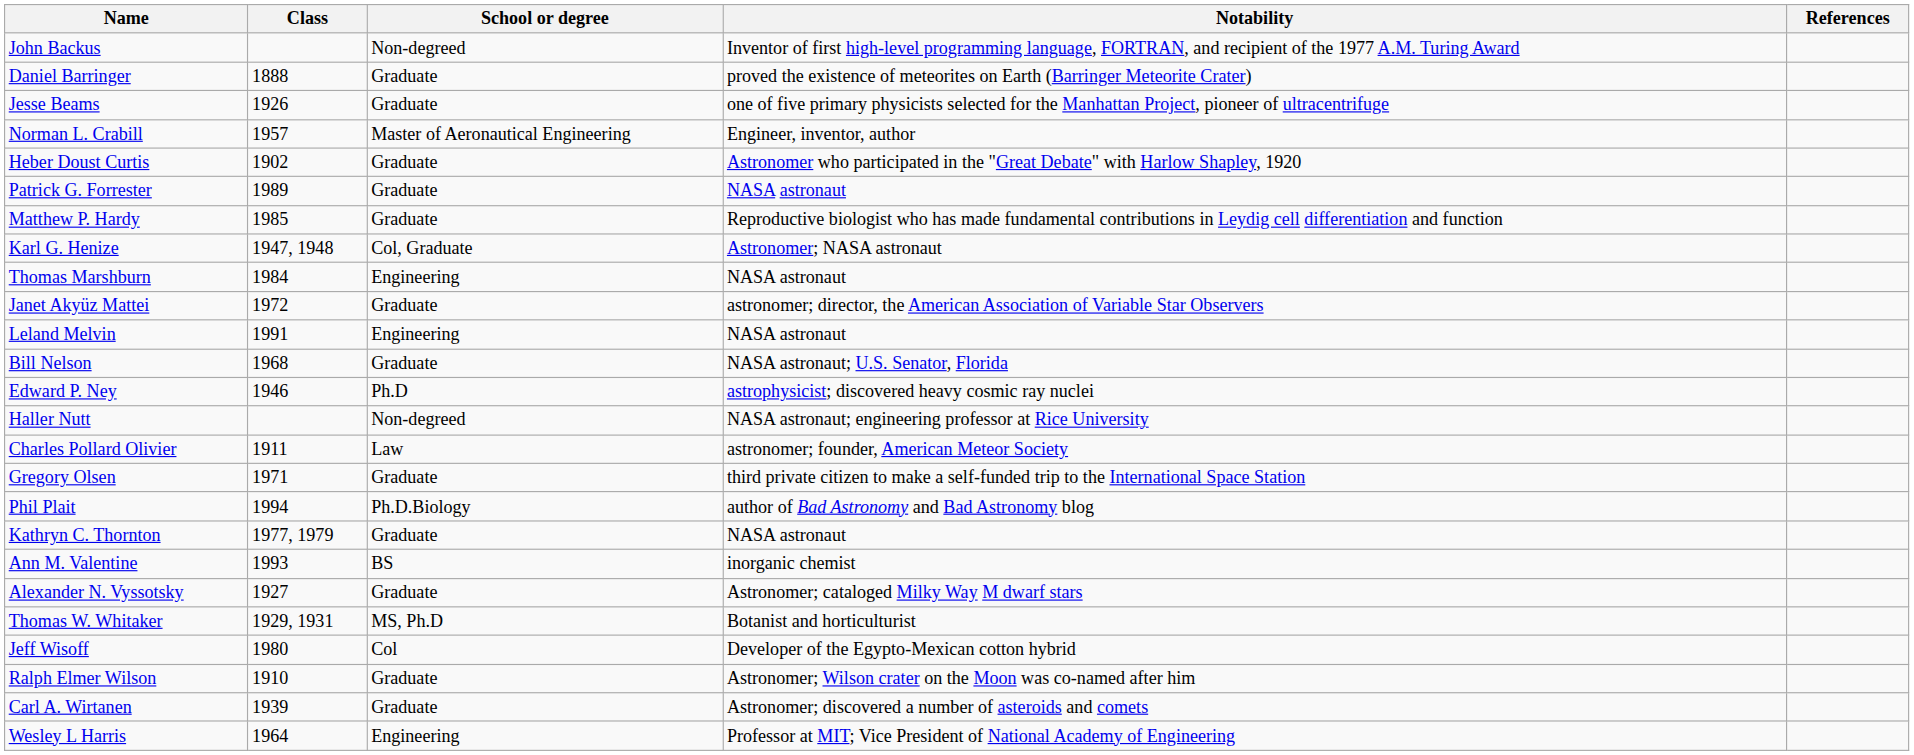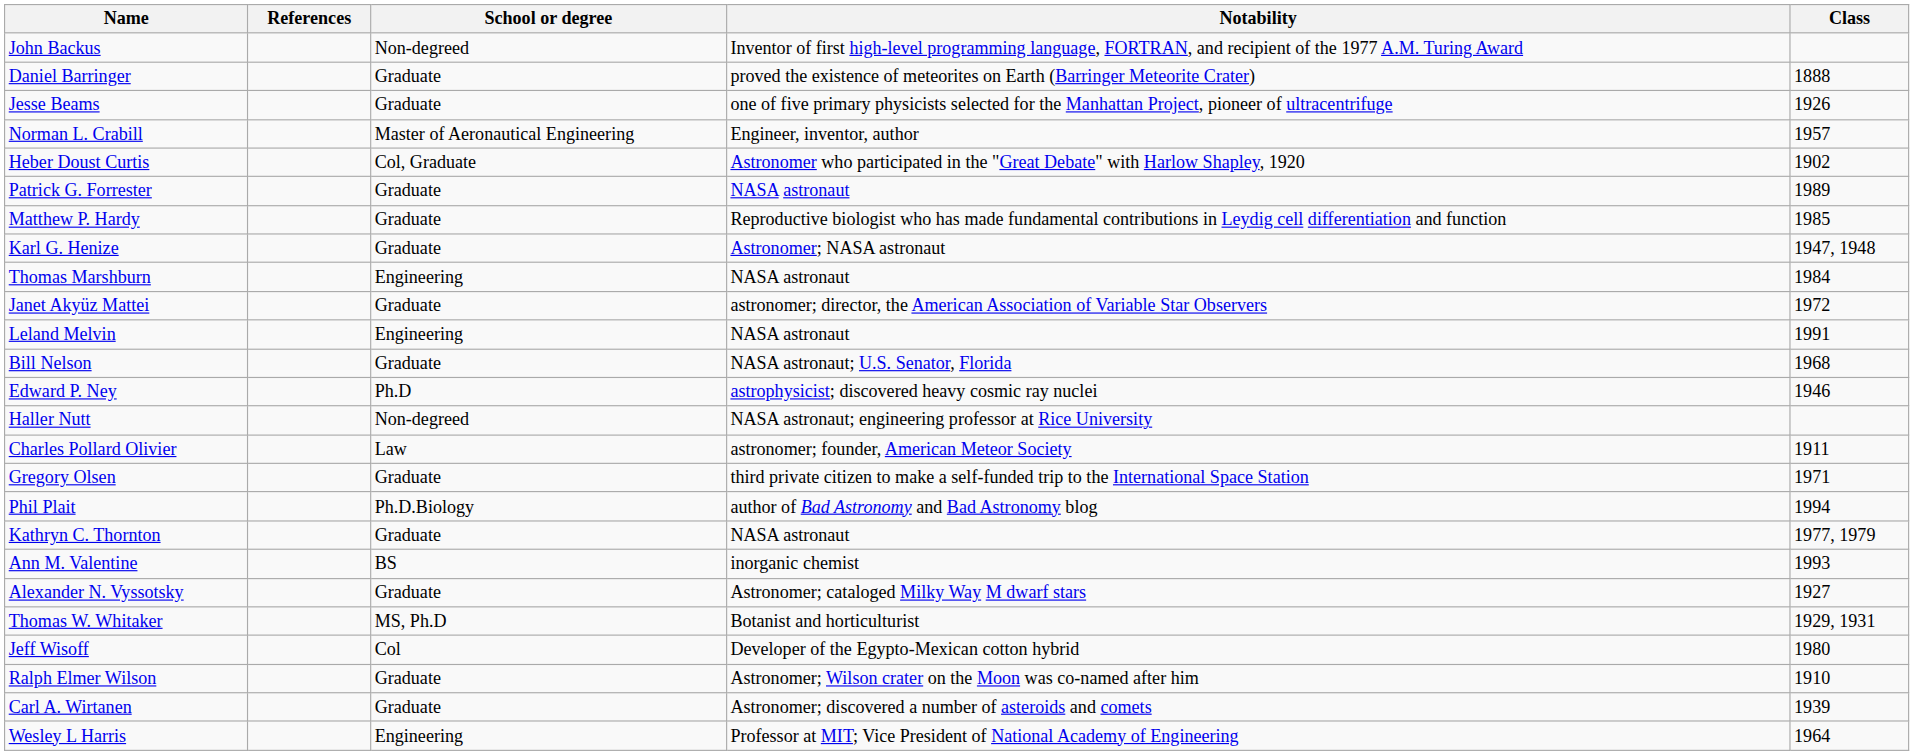columns swapped: (307, 18) <-> (1848, 18)
(404, 162) Graduate -> (425, 162) Col, Graduate
(422, 248) Col, Graduate -> (408, 248) Graduate
